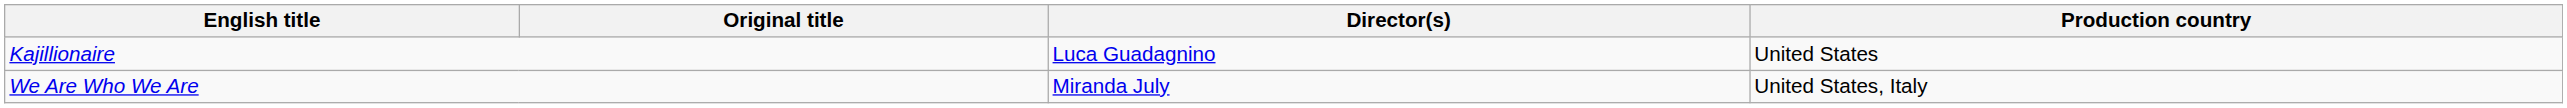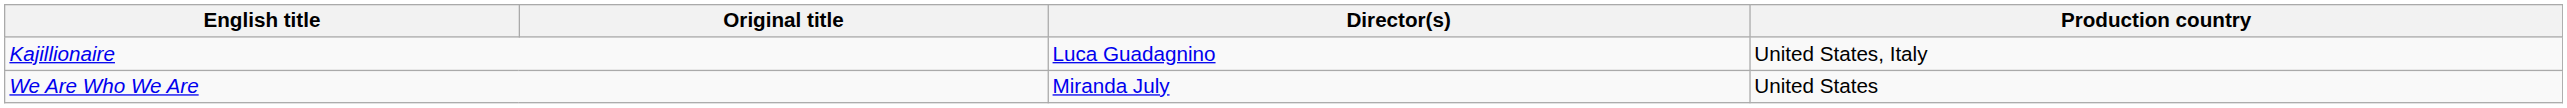(1816, 53) United States -> (1841, 53) United States, Italy
(1841, 86) United States, Italy -> (1816, 86) United States
